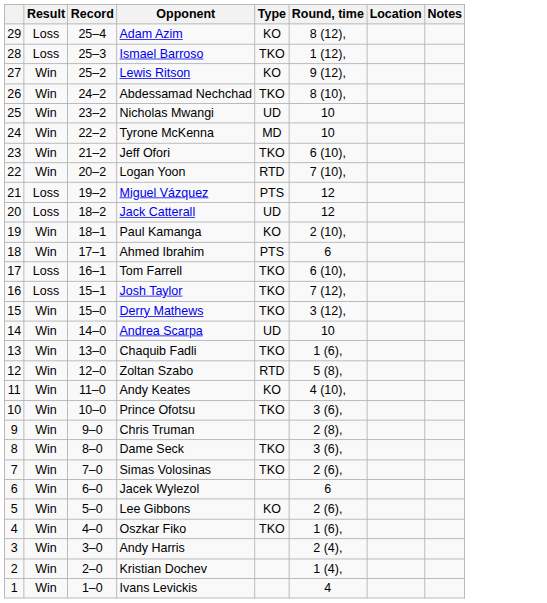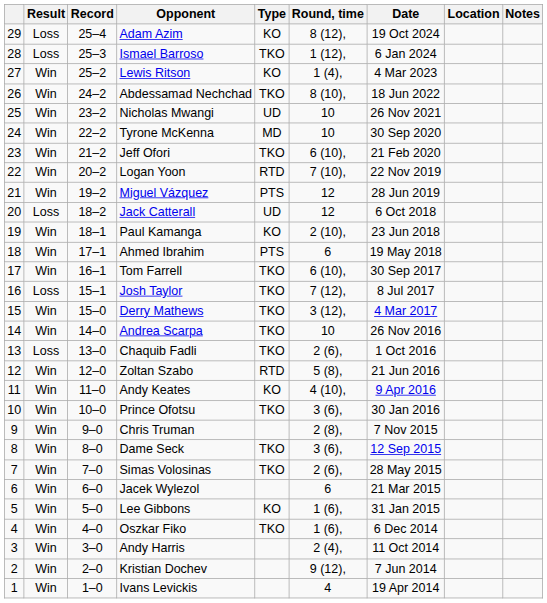+ column: (406, 14)
(328, 73) 9 (12), -> (328, 73) 1 (4),
(46, 192) Loss -> (46, 192) Win
(46, 271) Loss -> (46, 271) Win
(272, 331) UD -> (272, 331) TKO
(46, 350) Win -> (46, 350) Loss
(328, 350) 1 (6), -> (328, 350) 2 (6),
(328, 509) 2 (6), -> (328, 509) 1 (6),
(328, 568) 1 (4), -> (328, 568) 9 (12),
